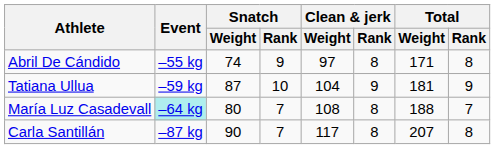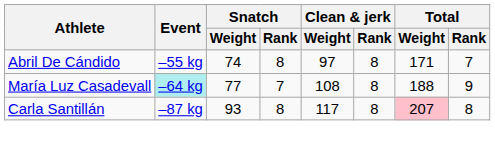(280, 62) 9 -> (280, 62) 8
(469, 62) 8 -> (469, 62) 7
- row: (51, 86)
(233, 109) 80 -> (233, 86) 77
(469, 109) 7 -> (469, 86) 9
(233, 132) 90 -> (233, 109) 93
(280, 132) 7 -> (280, 109) 8
(422, 132) no background -> (422, 109) pink background
